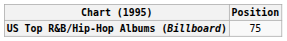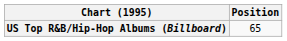(255, 29) 75 -> (255, 29) 65
